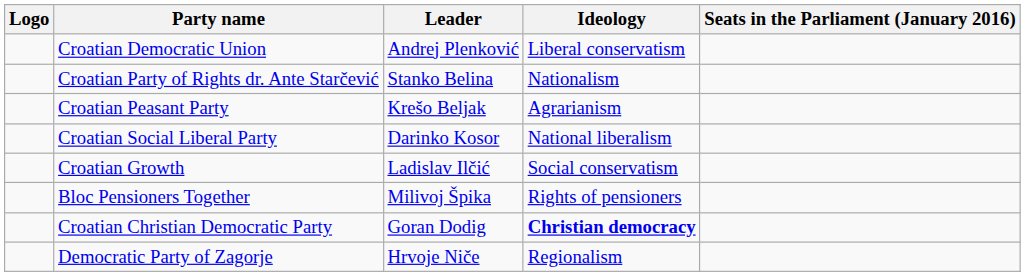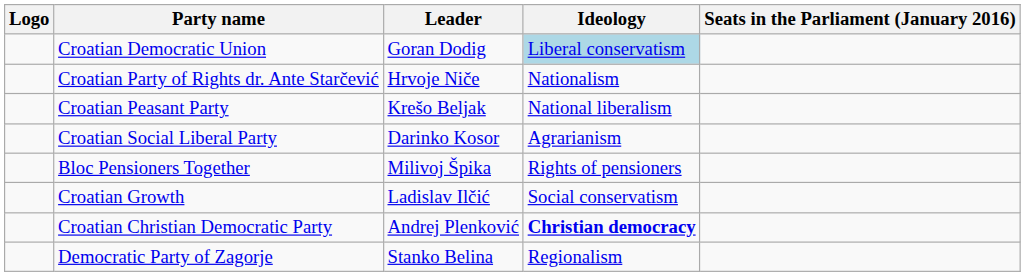(453, 49) Andrej Plenković -> (437, 49) Goran Dodig
(606, 49) no background -> (606, 49) lightblue background
(440, 78) Stanko Belina -> (434, 78) Hrvoje Niče
(574, 108) Agrarianism -> (600, 108) National liberalism
(600, 138) National liberalism -> (574, 138) Agrarianism
rows swapped: (121, 167) <-> (154, 197)
(437, 227) Goran Dodig -> (453, 227) Andrej Plenković
(434, 256) Hrvoje Niče -> (440, 256) Stanko Belina
